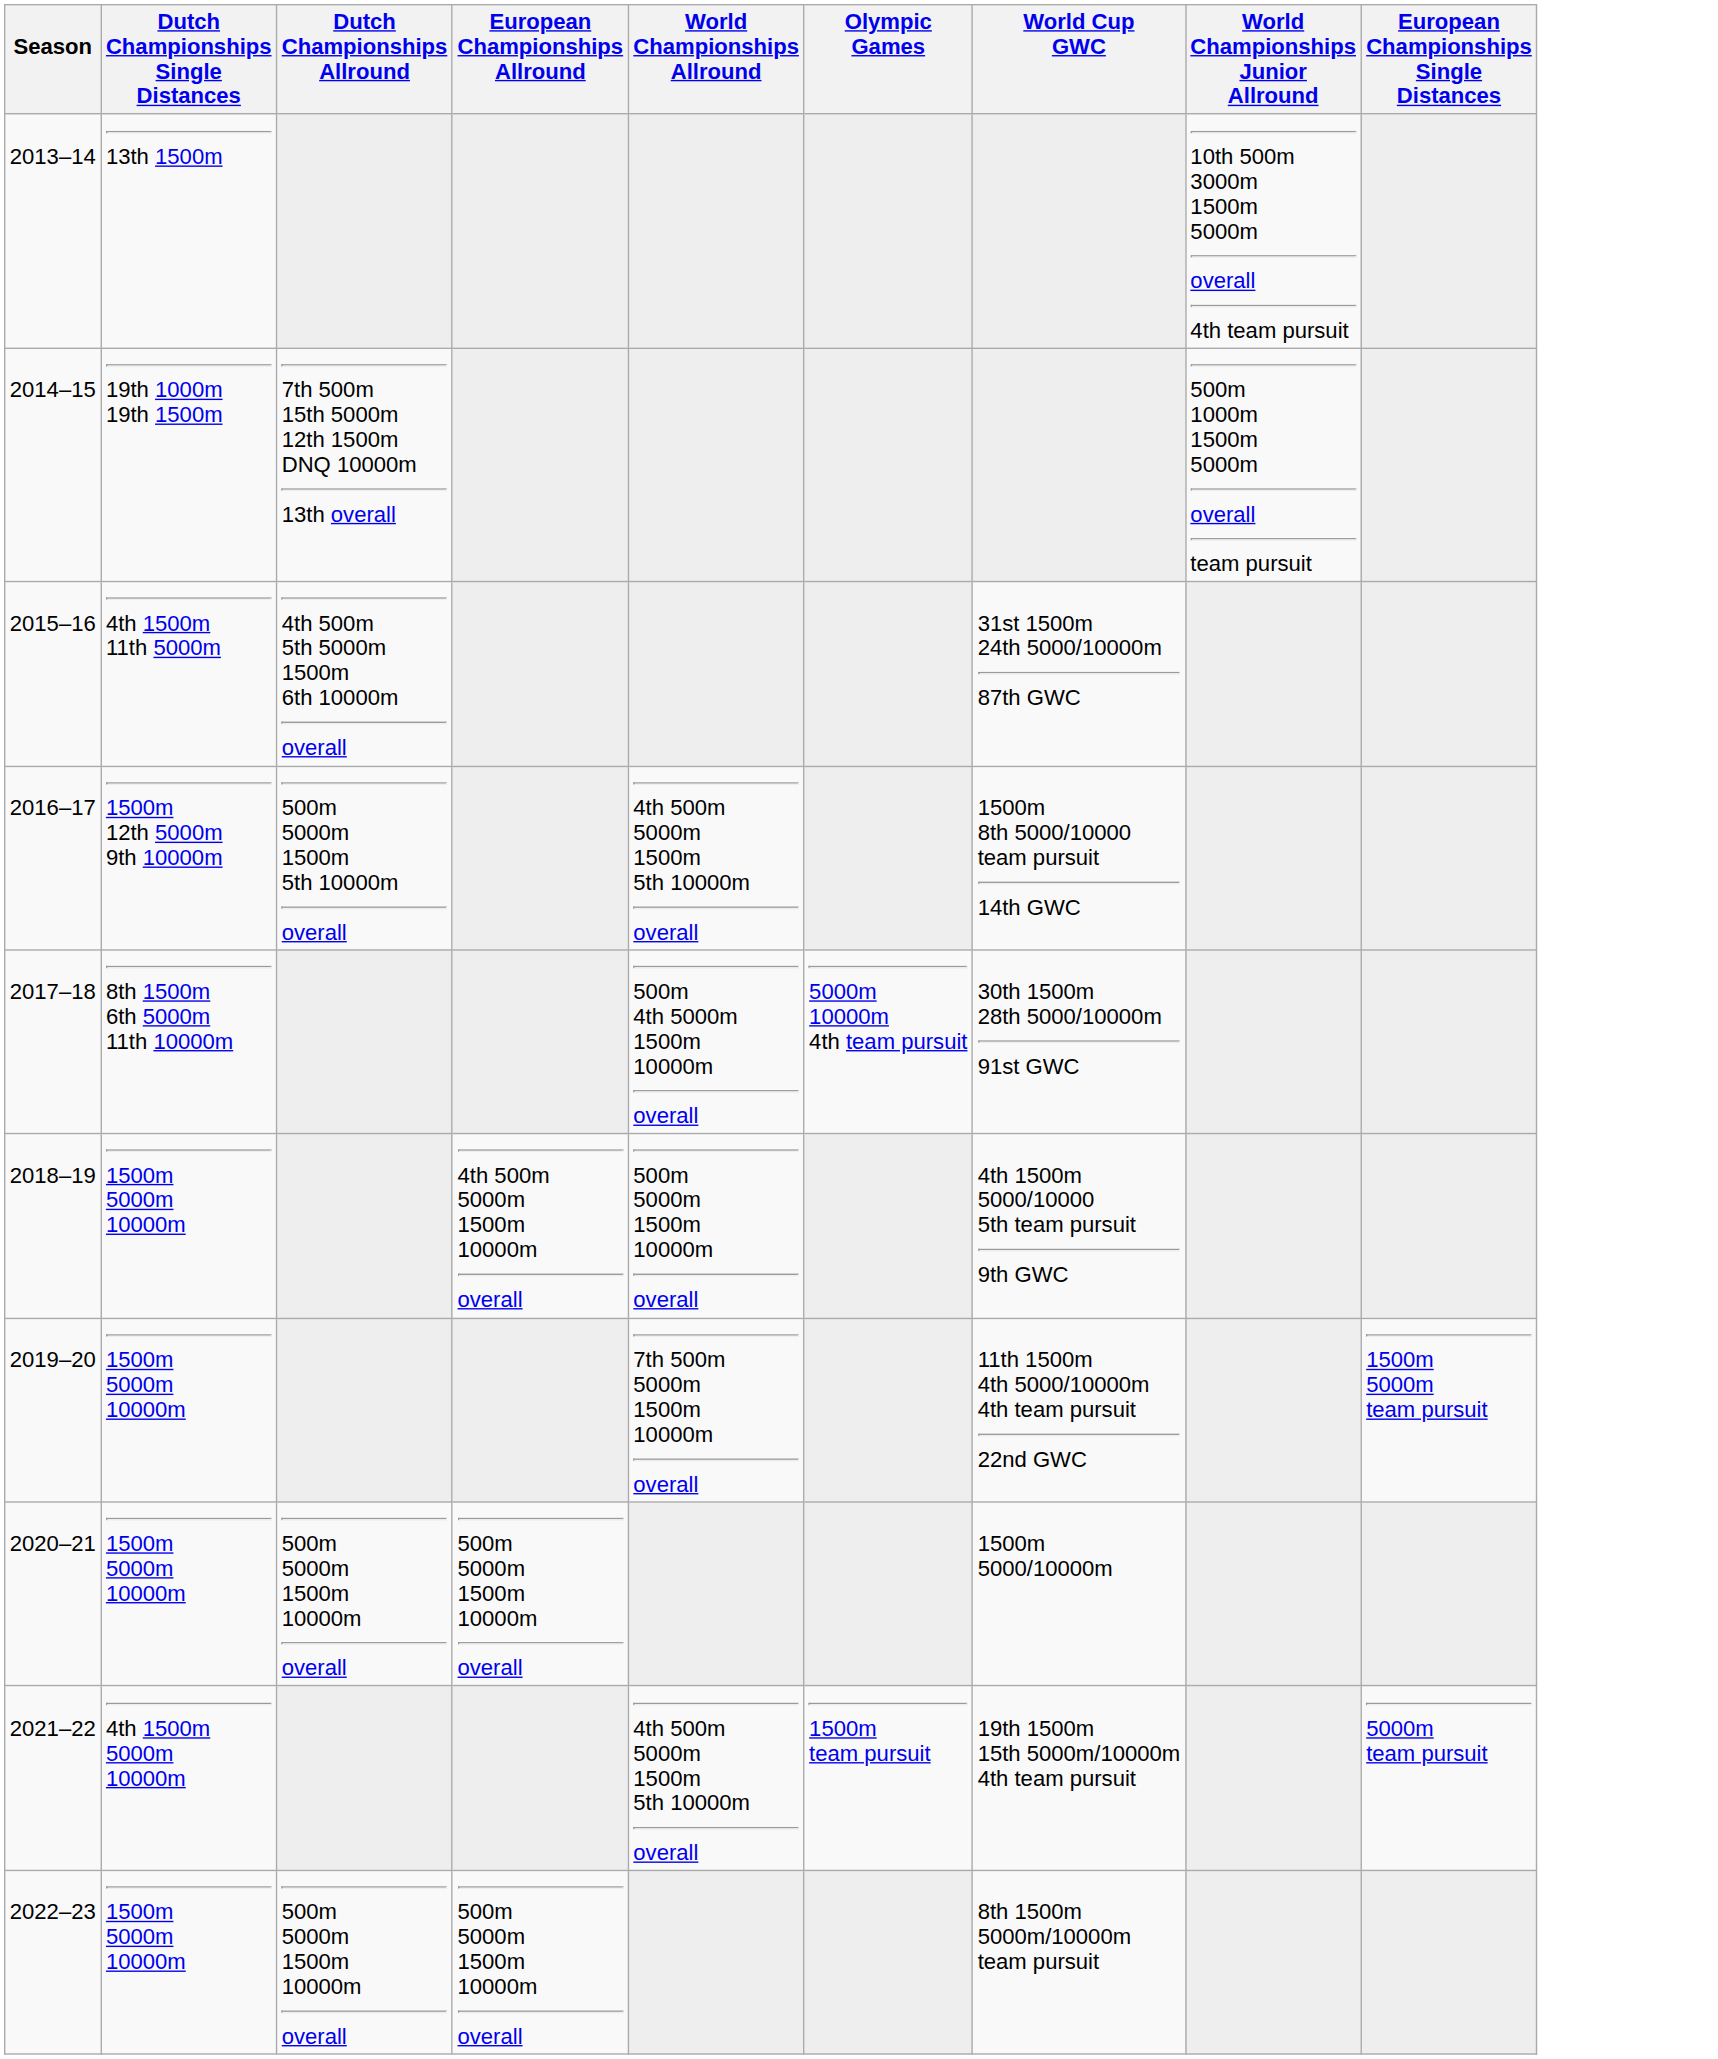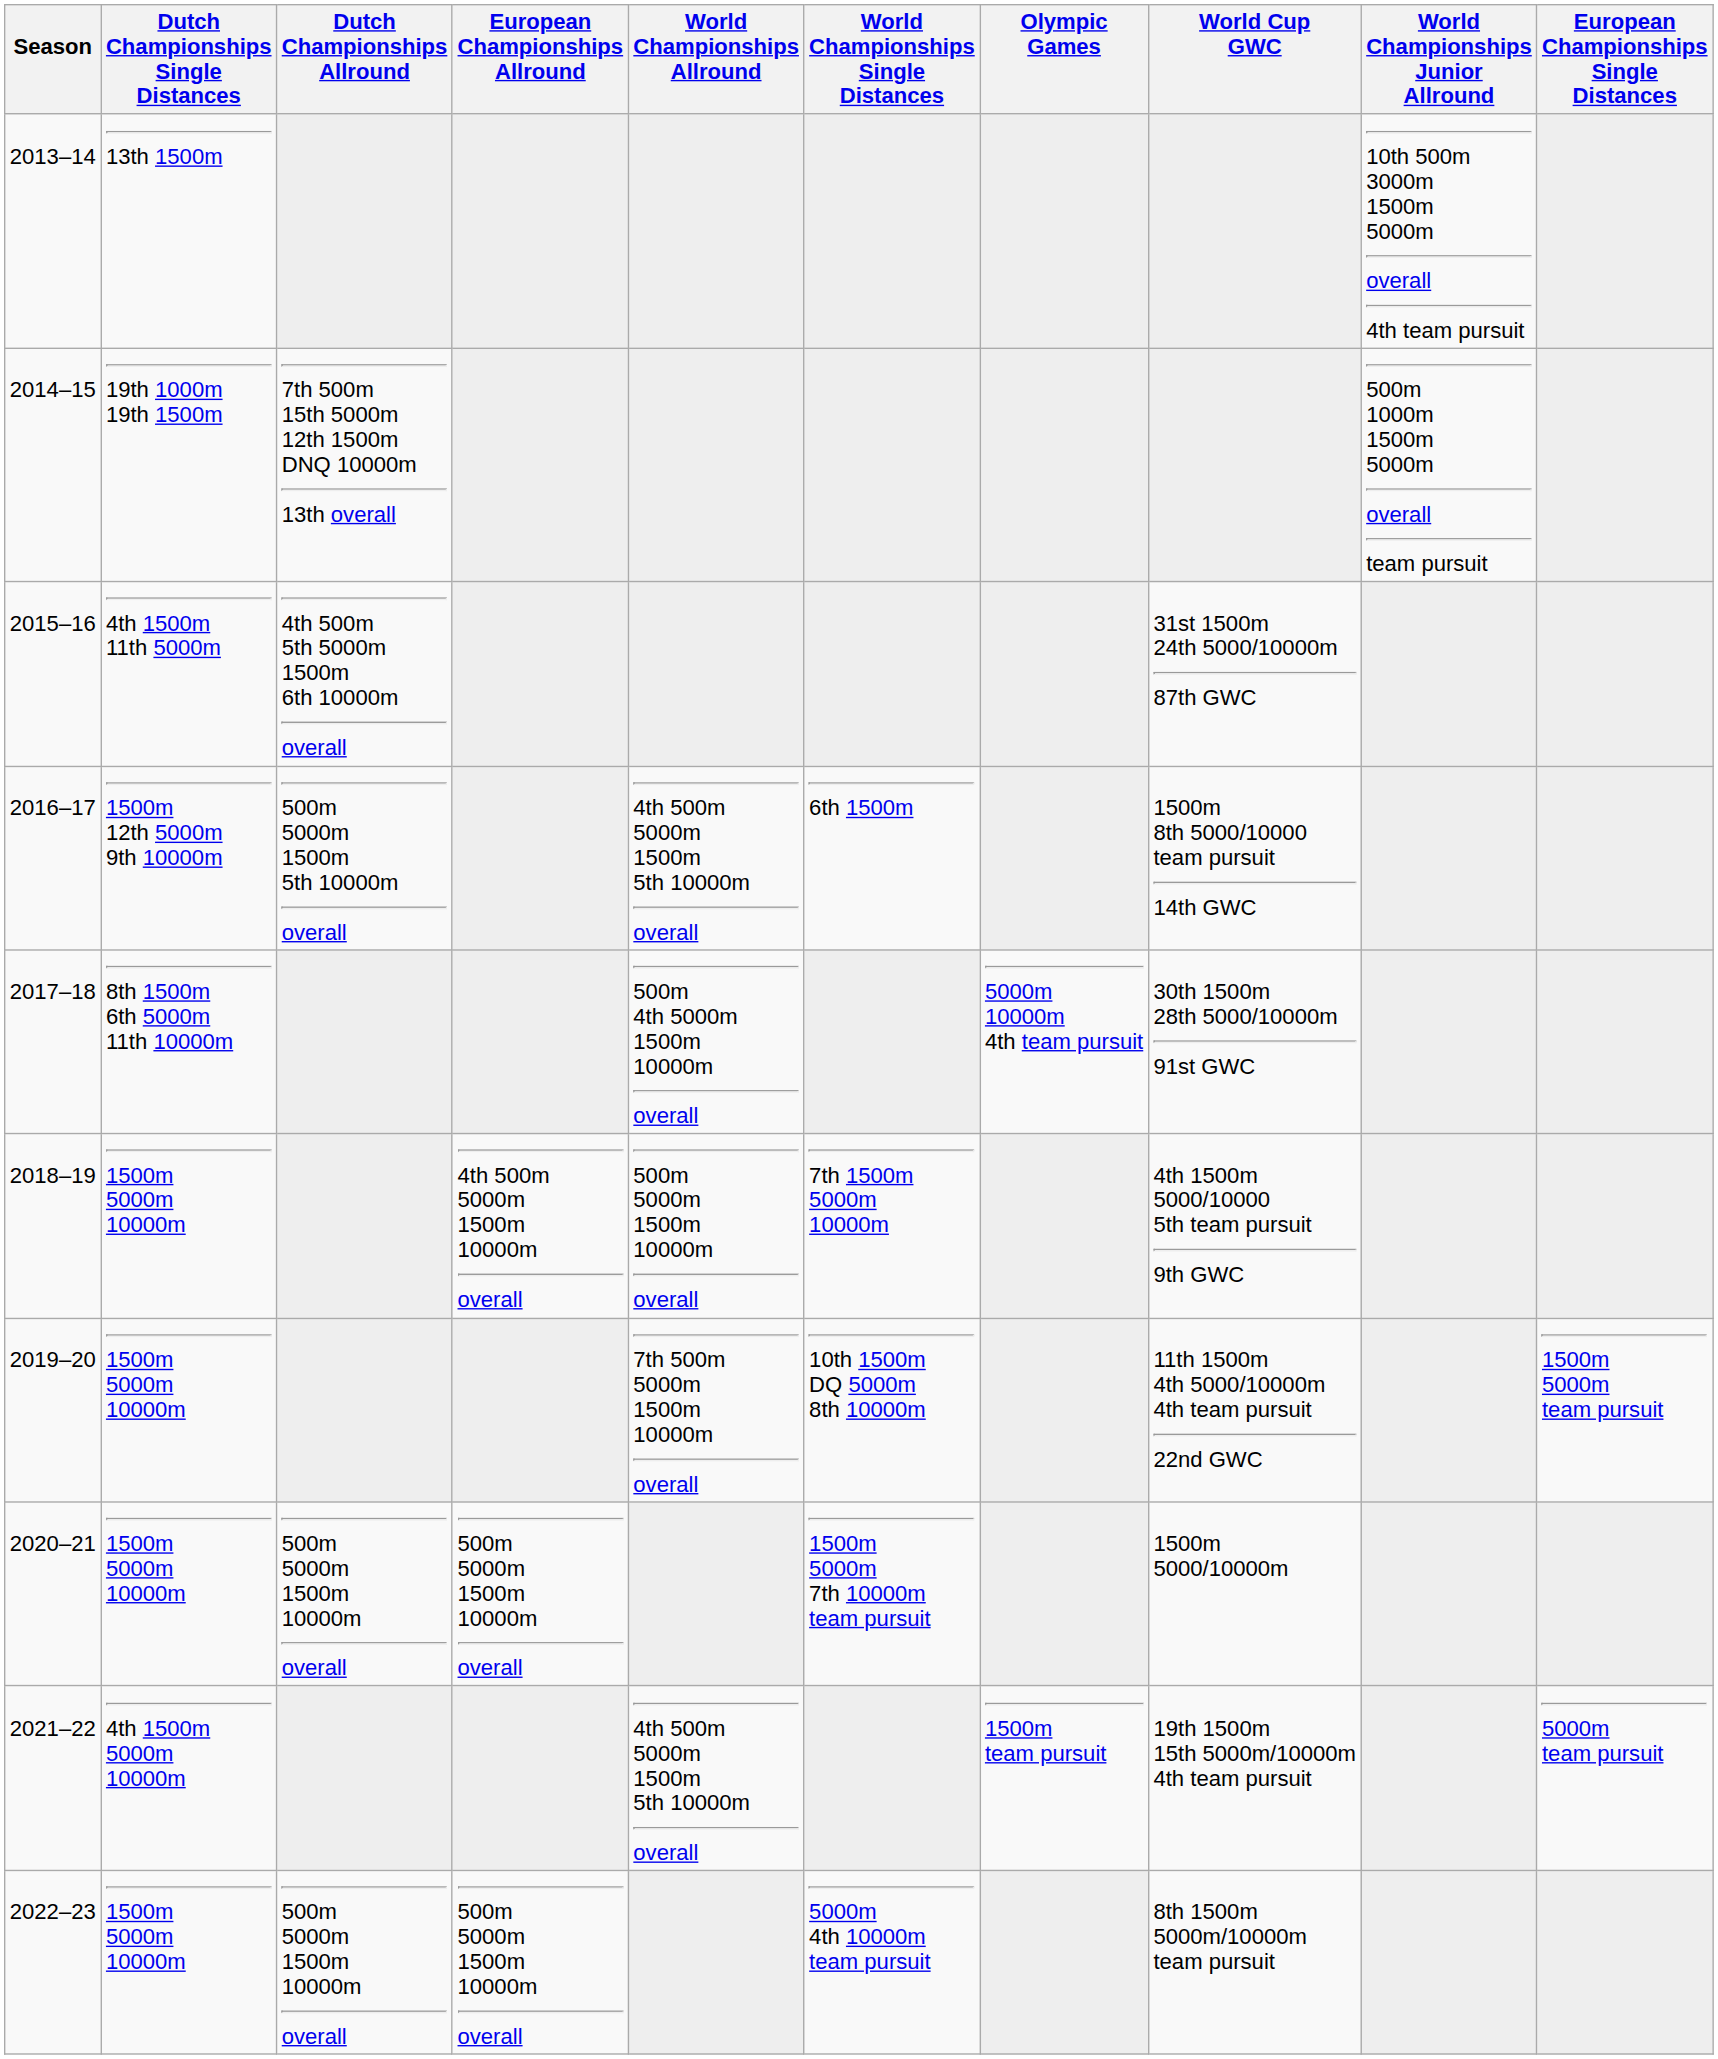+ column: (892, 59)
